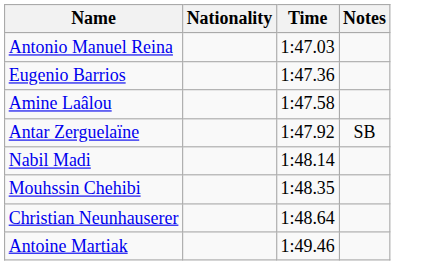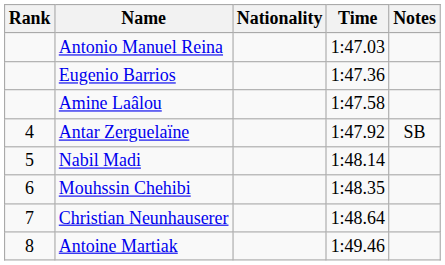+ column: (30, 18)
